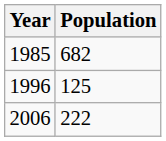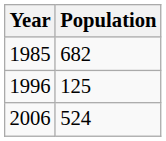(76, 119) 222 -> (76, 119) 524
